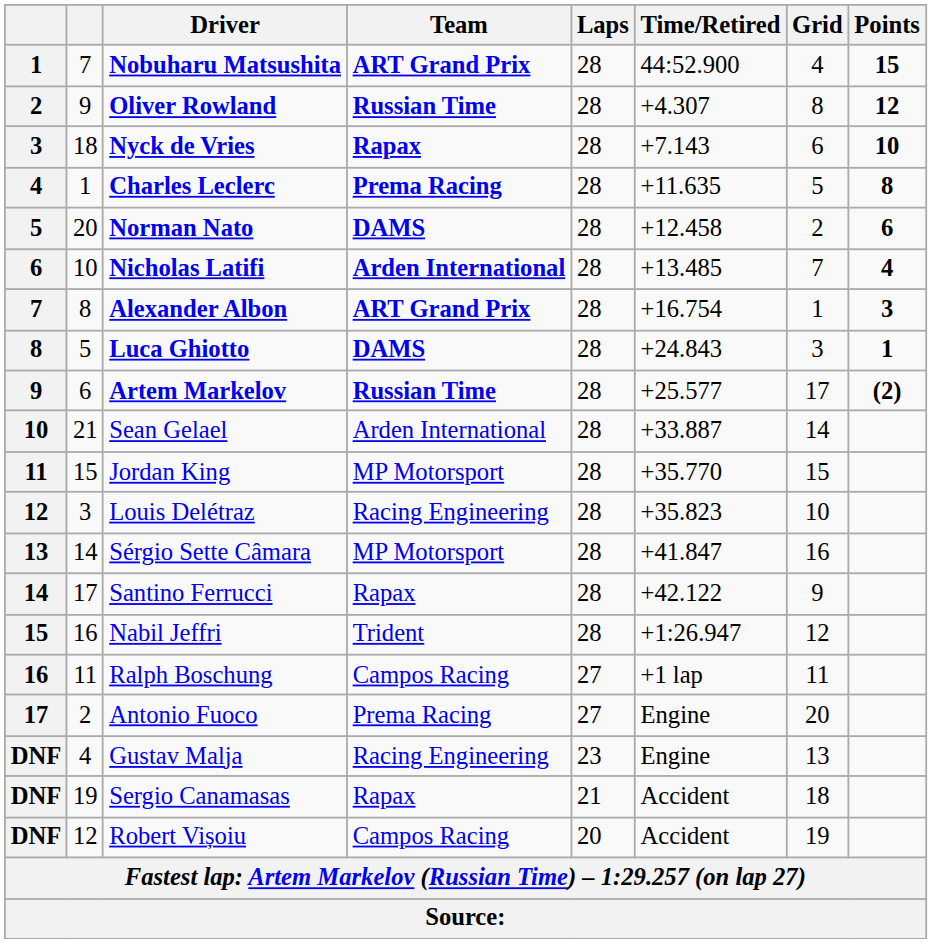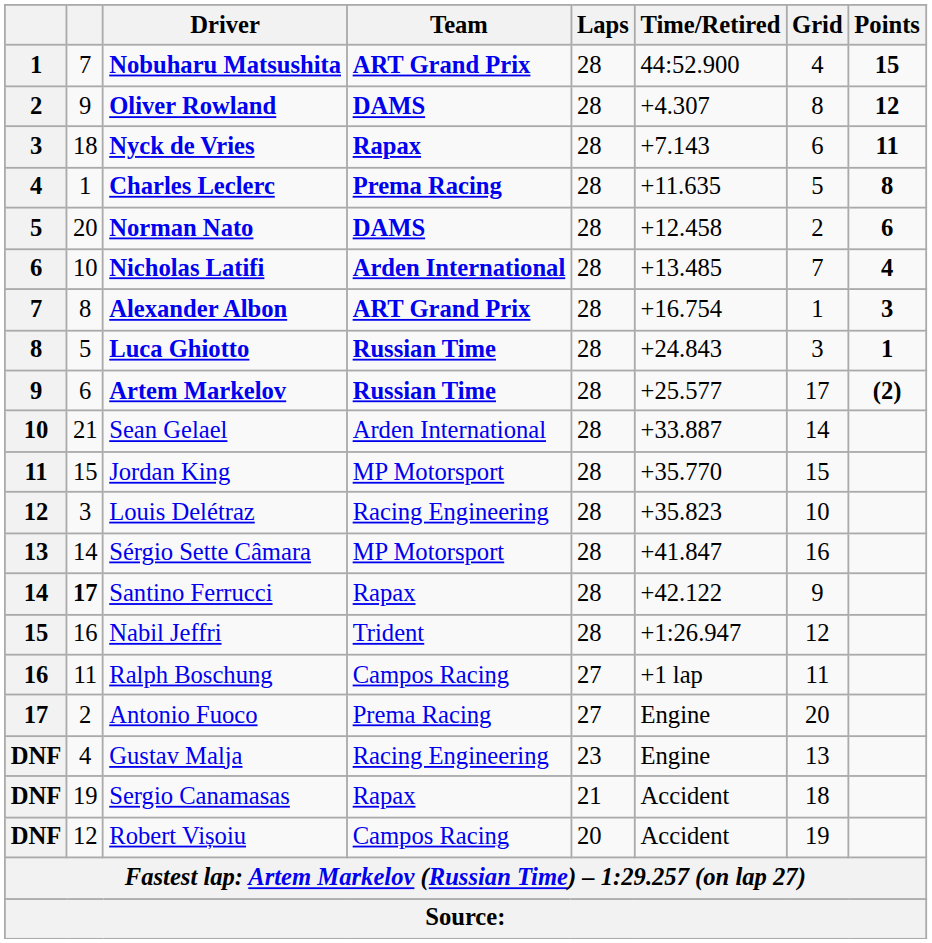(424, 105) Russian Time -> (389, 105) DAMS
(887, 146) 10 -> (887, 146) 11
(389, 349) DAMS -> (424, 349) Russian Time
(85, 592) normal -> (85, 592) bold
